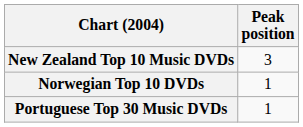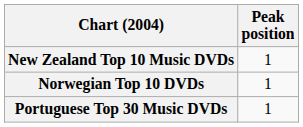(268, 59) 3 -> (268, 59) 1
